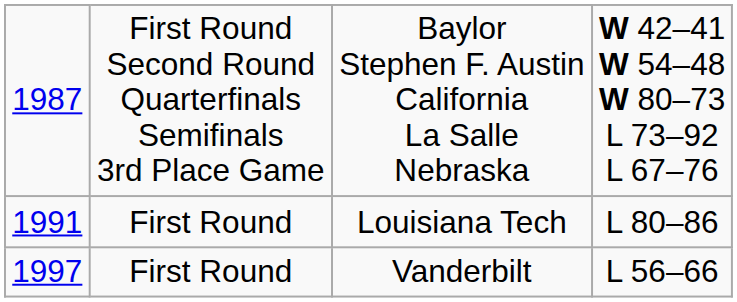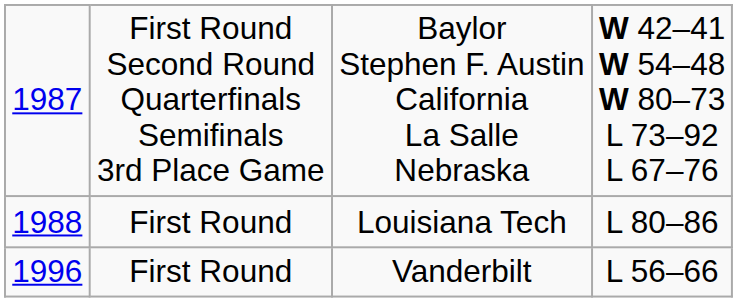(47, 221) 1991 -> (47, 221) 1988
(47, 271) 1997 -> (47, 271) 1996
